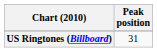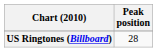(133, 39) 31 -> (133, 39) 28
